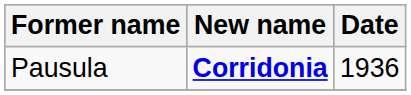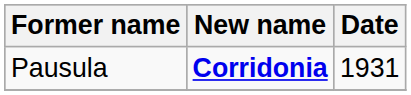(370, 68) 1936 -> (370, 68) 1931
